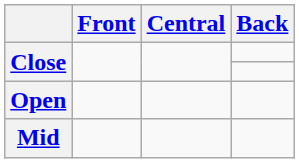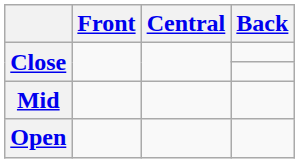rows swapped: (38, 137) <-> (38, 99)
